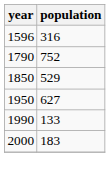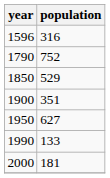+ row: (21, 99)
(50, 141) 183 -> (50, 162) 181
